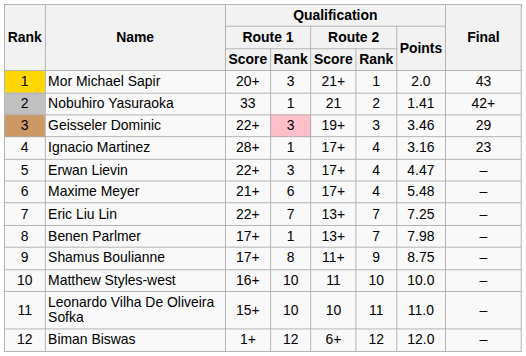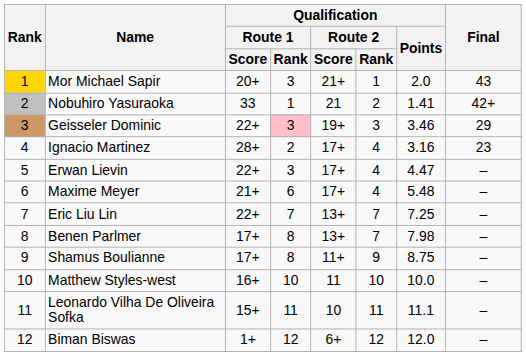(291, 147) 1 -> (291, 147) 2
(291, 236) 1 -> (291, 236) 8
(291, 310) 10 -> (291, 310) 11
(421, 310) 11.0 -> (421, 310) 11.1
